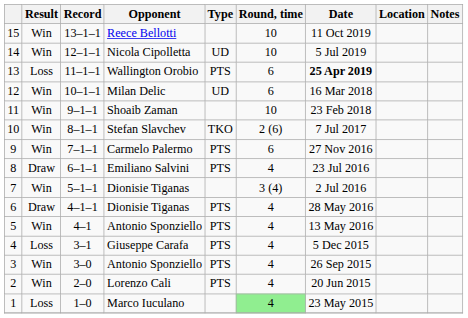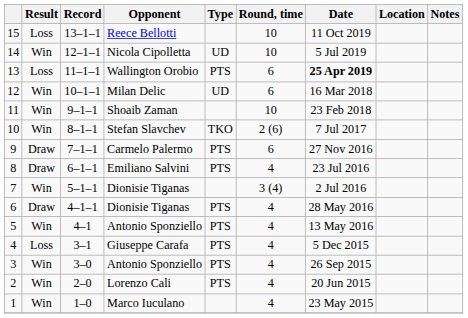(42, 33) Win -> (41, 33) Loss
(42, 149) Win -> (41, 149) Draw
(41, 303) Loss -> (42, 303) Win
(271, 303) lightgreen background -> (271, 303) no background
